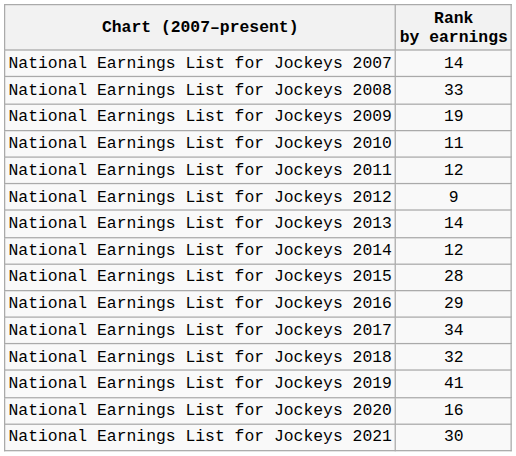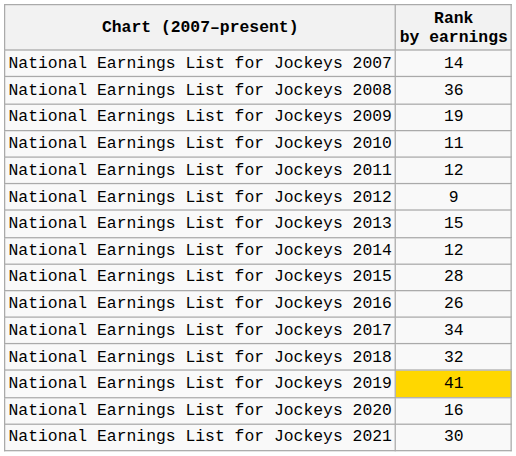(454, 90) 33 -> (454, 90) 36
(454, 224) 14 -> (454, 224) 15
(454, 304) 29 -> (454, 304) 26
(454, 384) no background -> (454, 384) gold background
